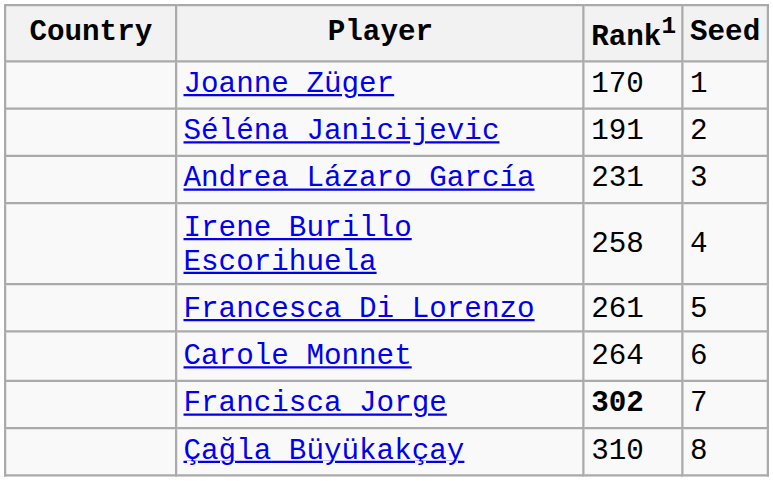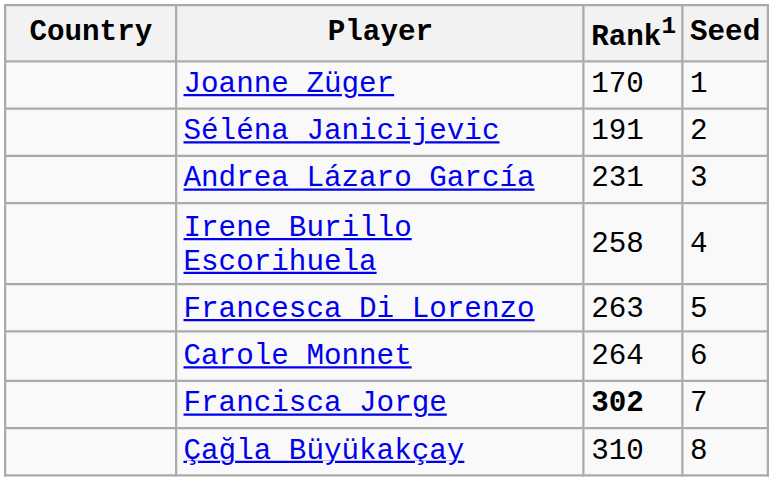(618, 309) 261 -> (618, 309) 263
